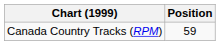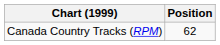(190, 31) 59 -> (190, 31) 62
